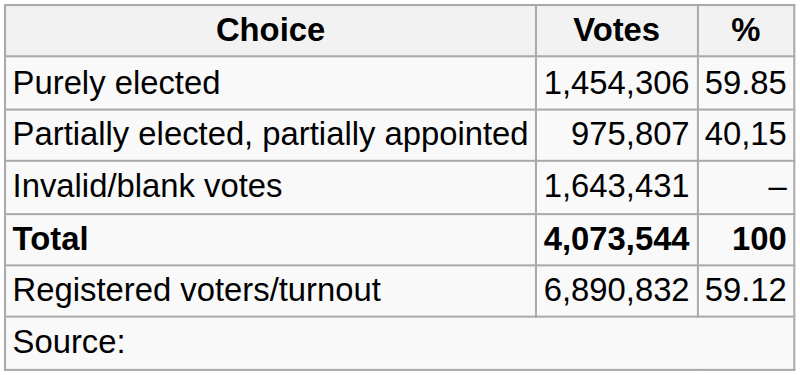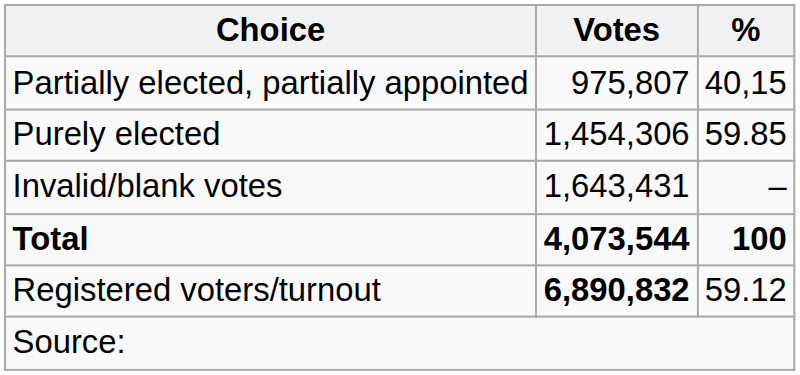rows swapped: (117, 82) <-> (271, 134)
(617, 290) normal -> (617, 290) bold
